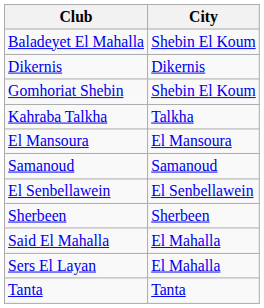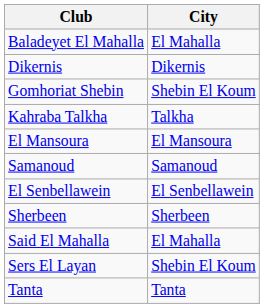(203, 41) Shebin El Koum -> (186, 41) El Mahalla
(186, 265) El Mahalla -> (203, 265) Shebin El Koum
